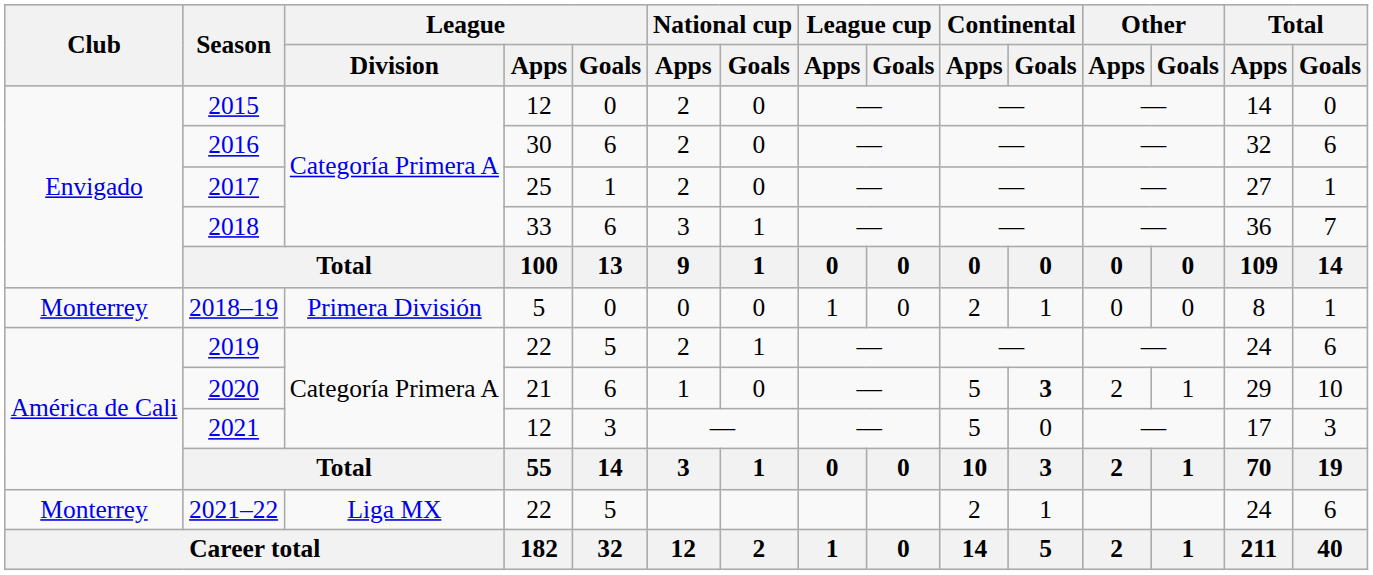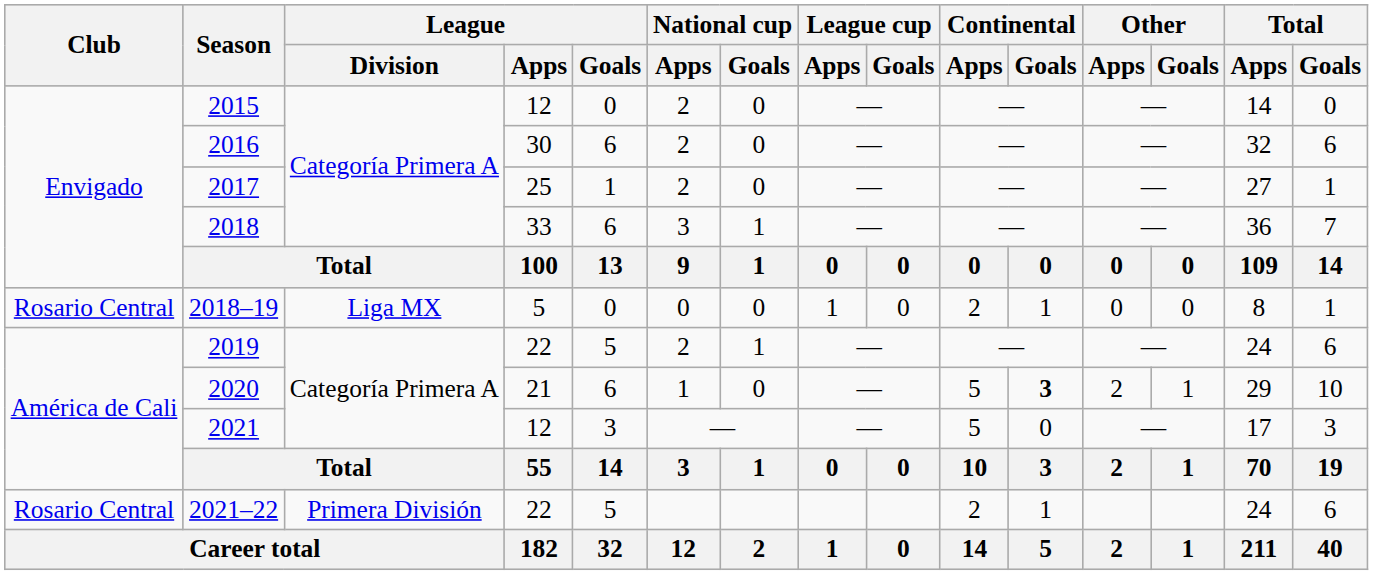(94, 307) Monterrey -> (94, 307) Rosario Central
(394, 307) Primera División -> (394, 307) Liga MX
(94, 508) Monterrey -> (94, 508) Rosario Central
(394, 508) Liga MX -> (394, 508) Primera División
